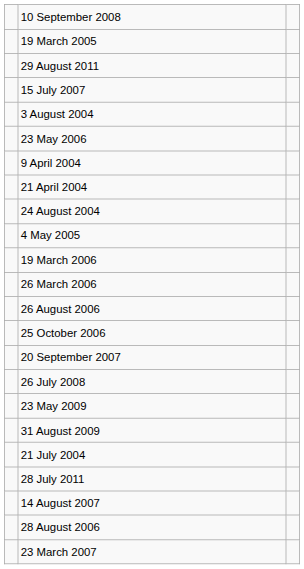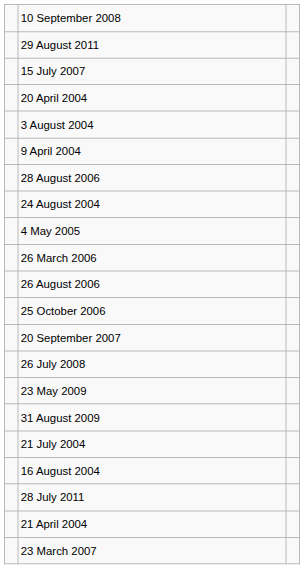- row: (59, 41)
+ row: (54, 98)
- row: (54, 139)
rows swapped: (54, 187) <-> (60, 528)
- row: (59, 260)
+ row: (60, 471)
- row: (60, 503)
